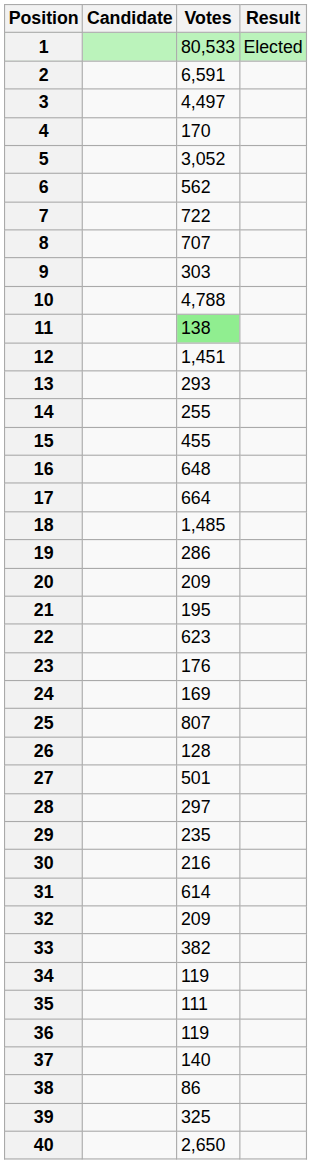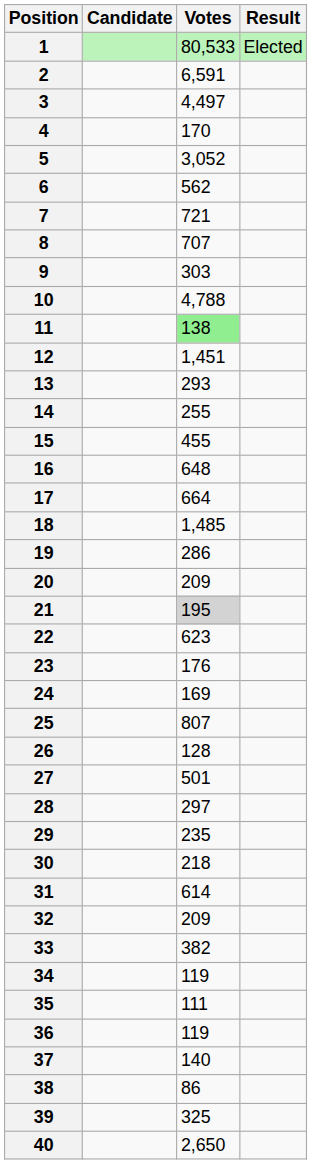(196, 215) 722 -> (196, 215) 721
(196, 610) no background -> (196, 610) lightgrey background
(196, 863) 216 -> (196, 863) 218
